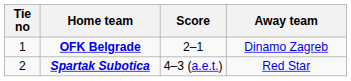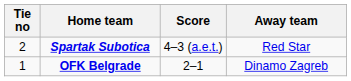rows swapped: (100, 47) <-> (100, 66)
